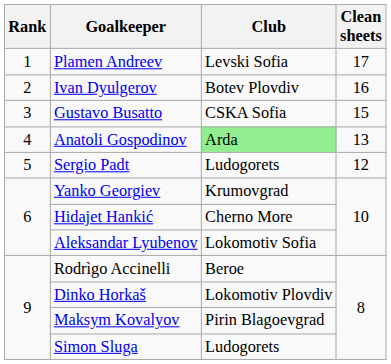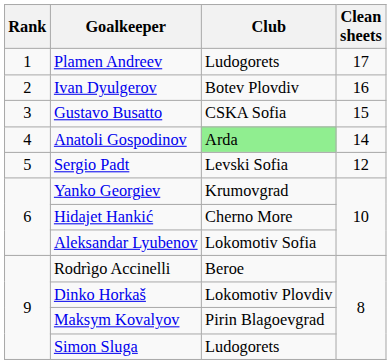(247, 61) Levski Sofia -> (242, 61) Ludogorets
(361, 139) 13 -> (361, 139) 14
(242, 165) Ludogorets -> (247, 165) Levski Sofia
